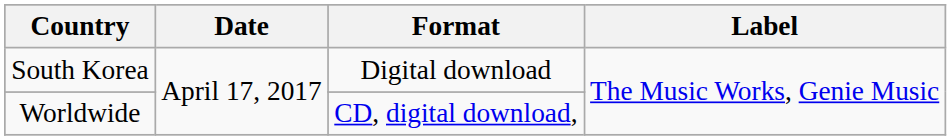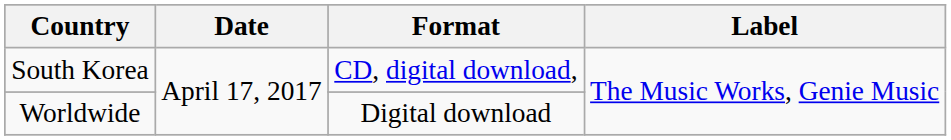(456, 69) Digital download -> (456, 69) CD, digital download,
(456, 112) CD, digital download, -> (456, 112) Digital download
